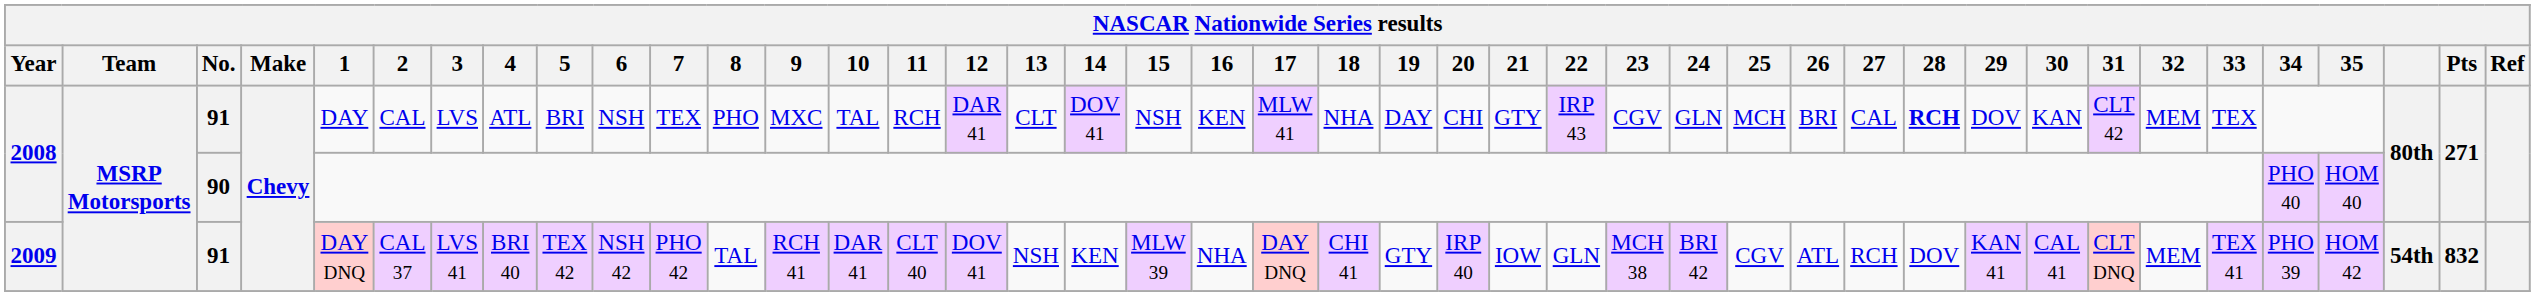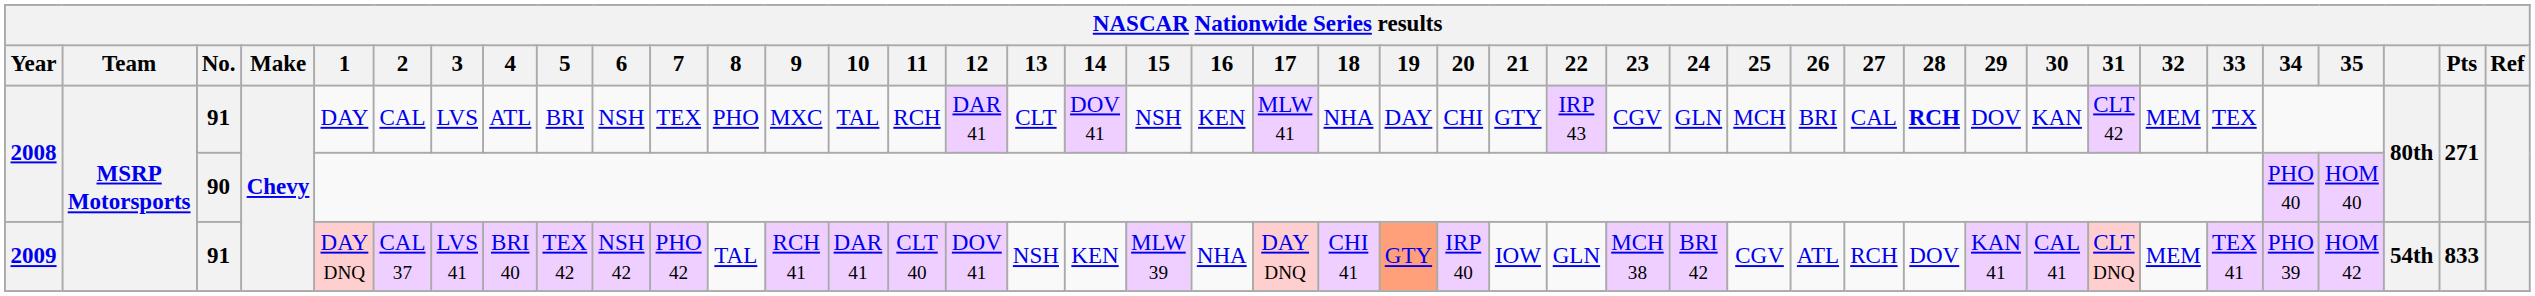(1408, 256) no background -> (1408, 256) lightsalmon background
(2462, 256) 832 -> (2462, 256) 833
